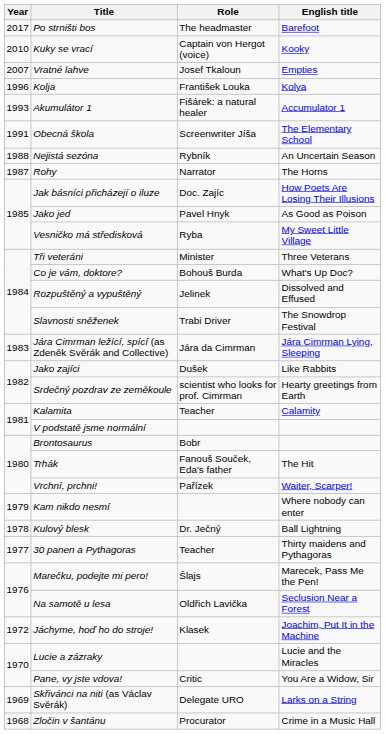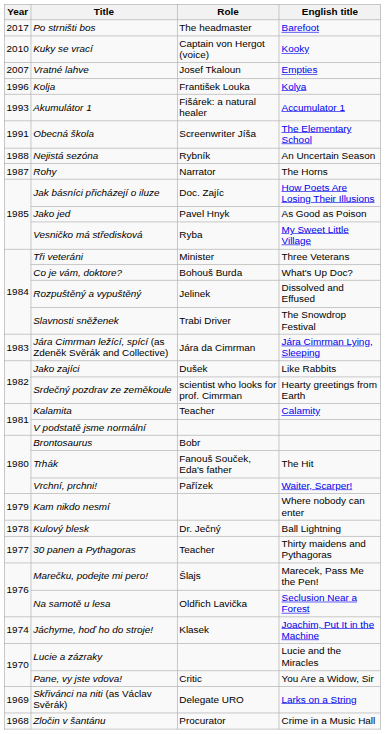(18, 630) 1972 -> (18, 630) 1974
